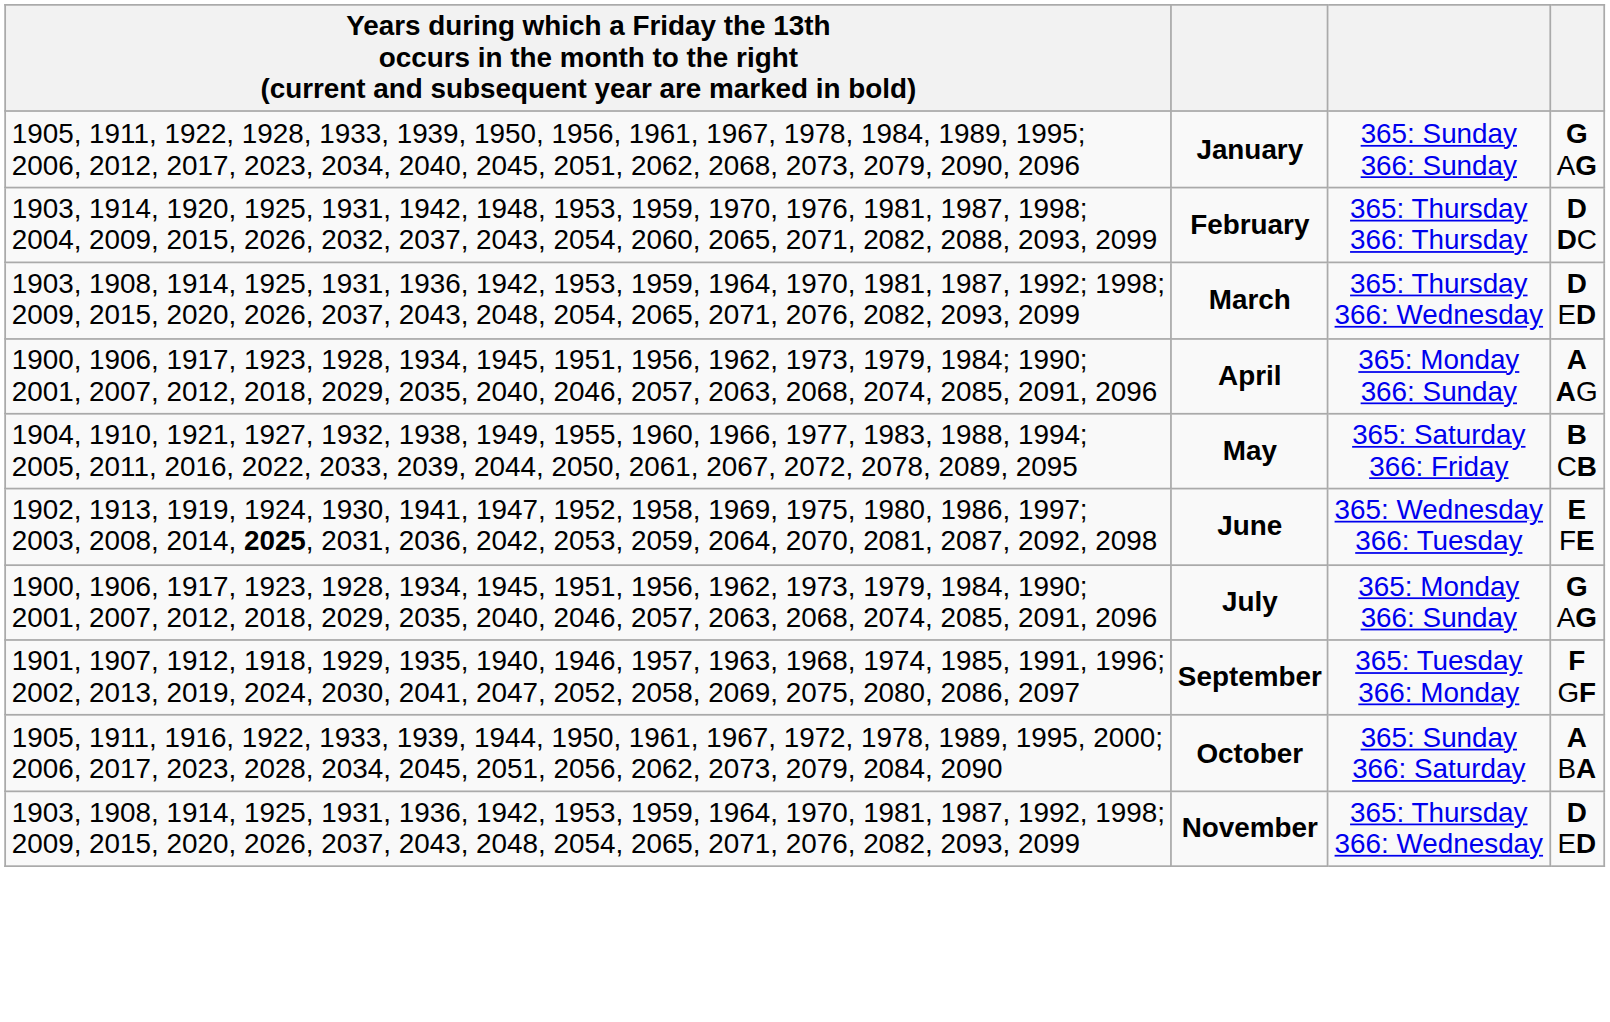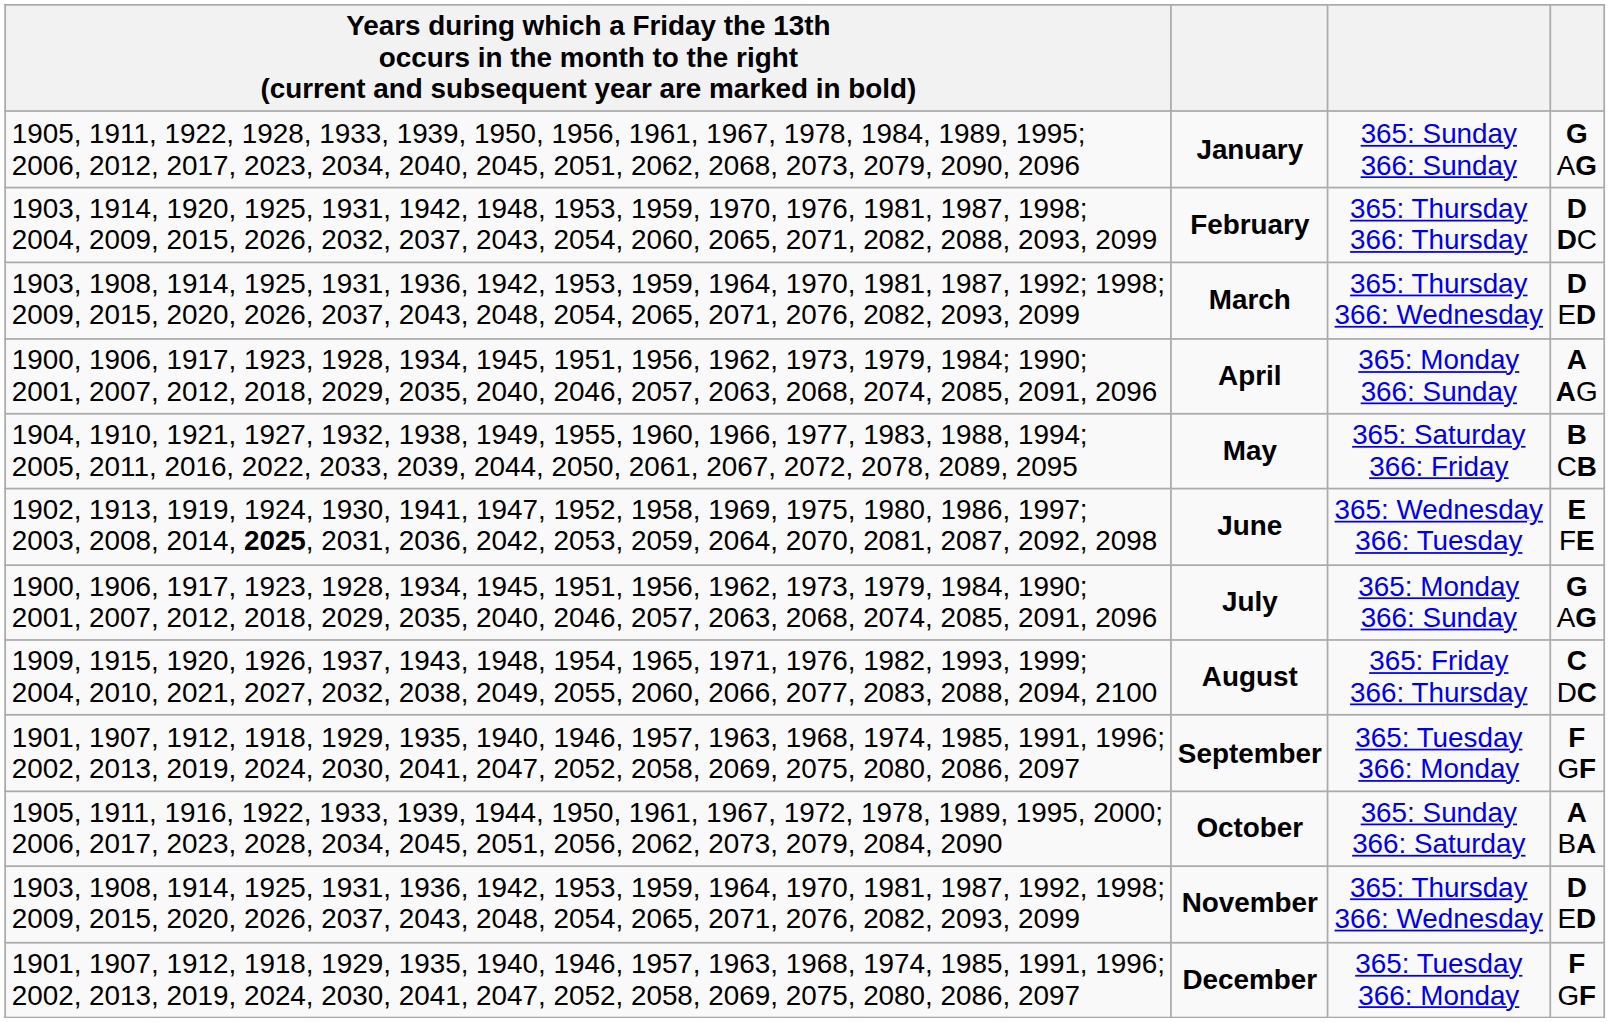+ row: (1250, 677)
+ row: (1250, 979)
